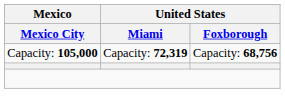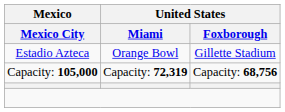+ row: (52, 53)
